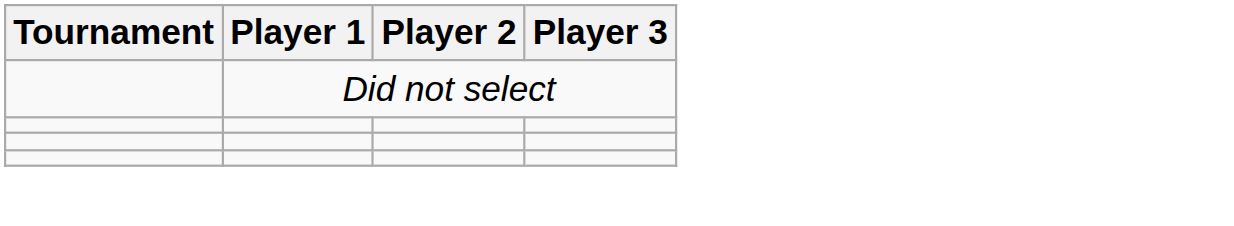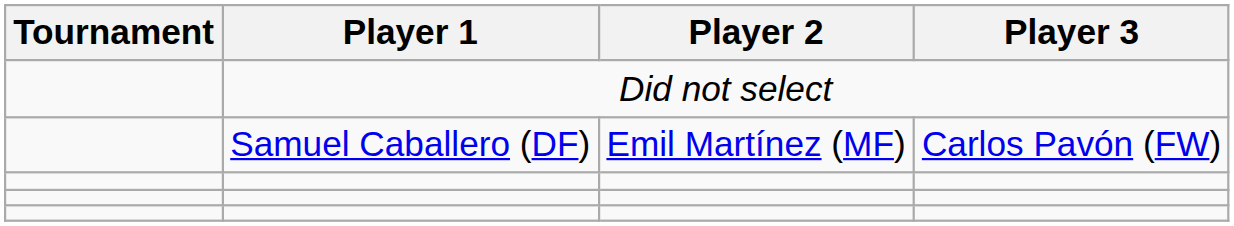+ row: (410, 144)
